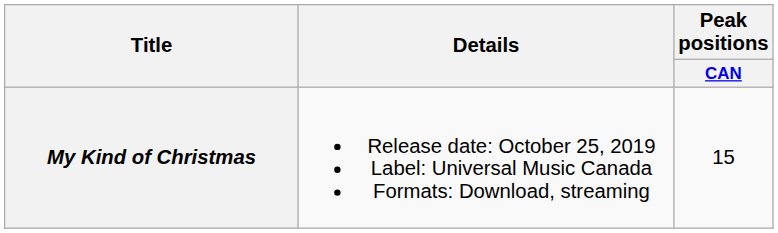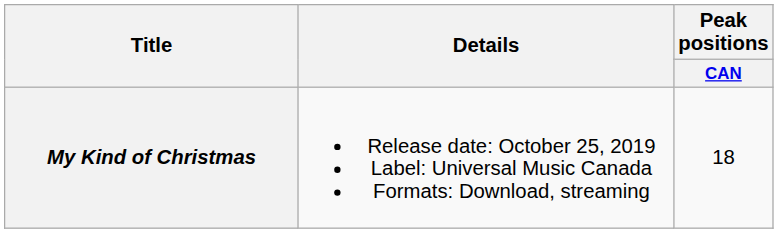(723, 157) 15 -> (723, 157) 18
